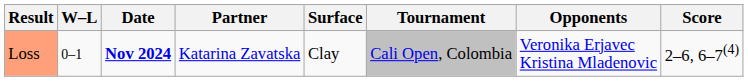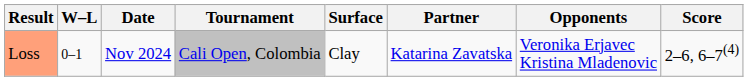columns swapped: (441, 17) <-> (240, 17)
(138, 53) bold -> (138, 53) normal
